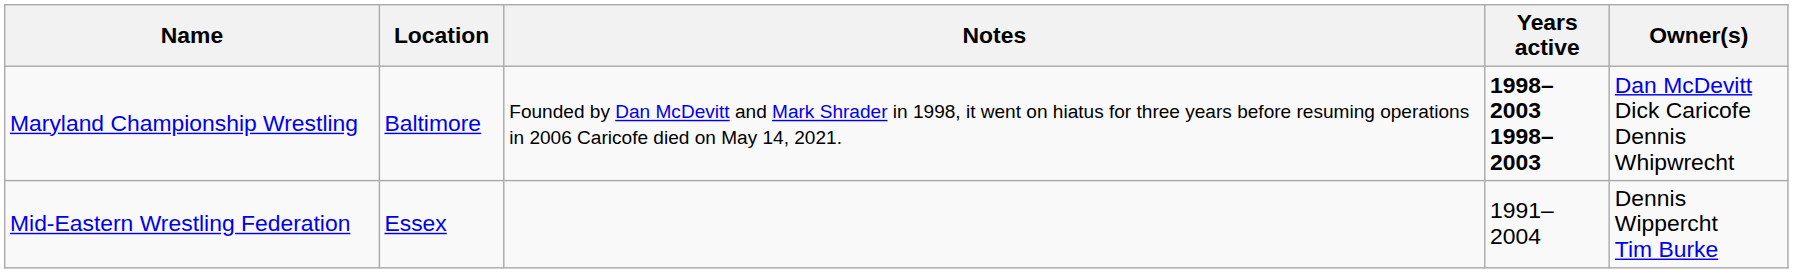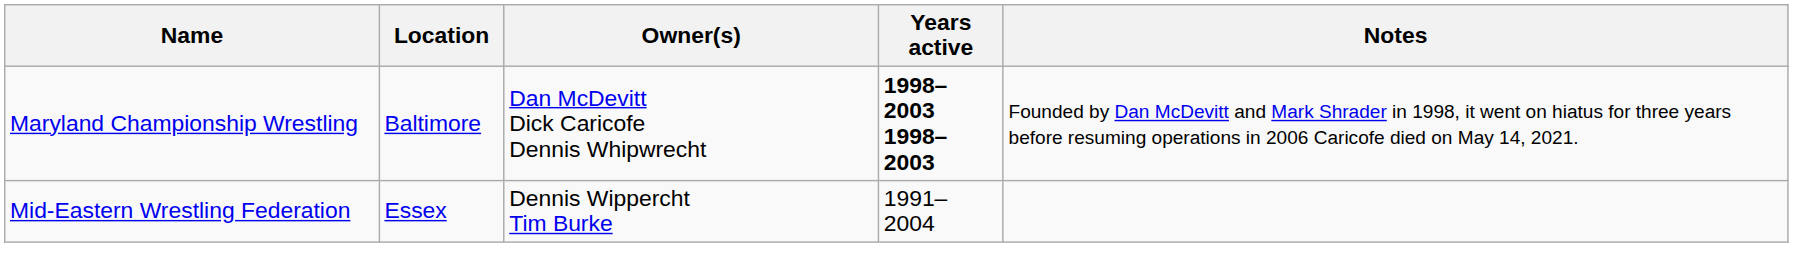columns swapped: (1699, 35) <-> (994, 35)
